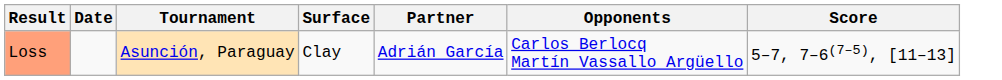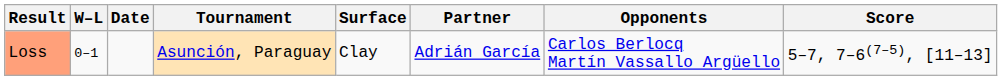+ column: (89, 18)
